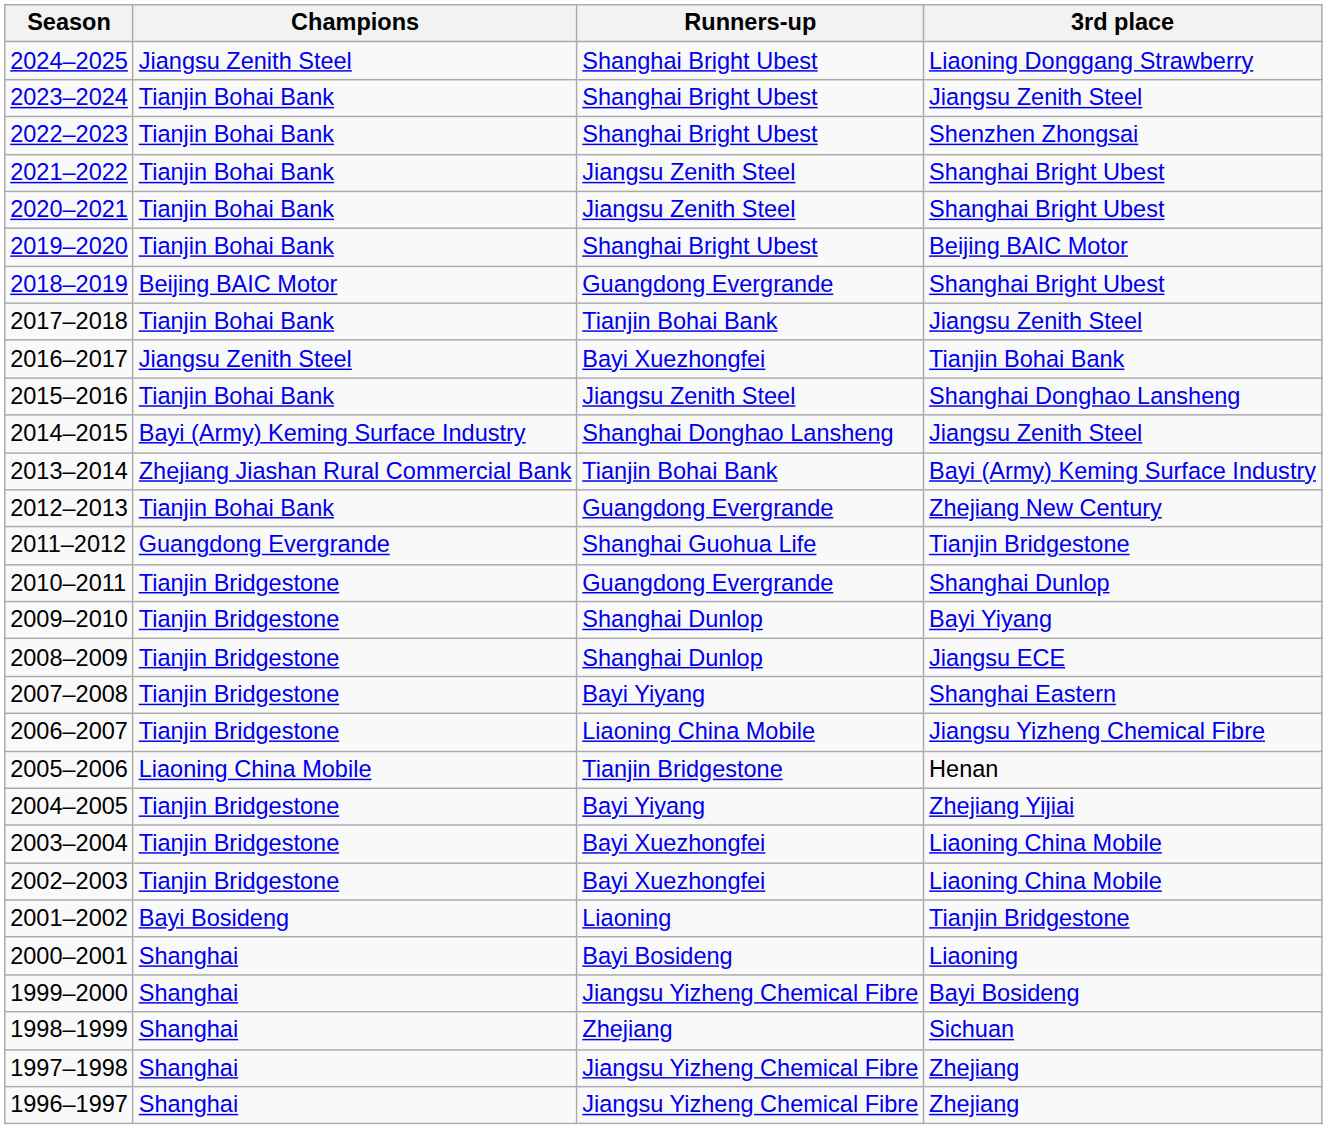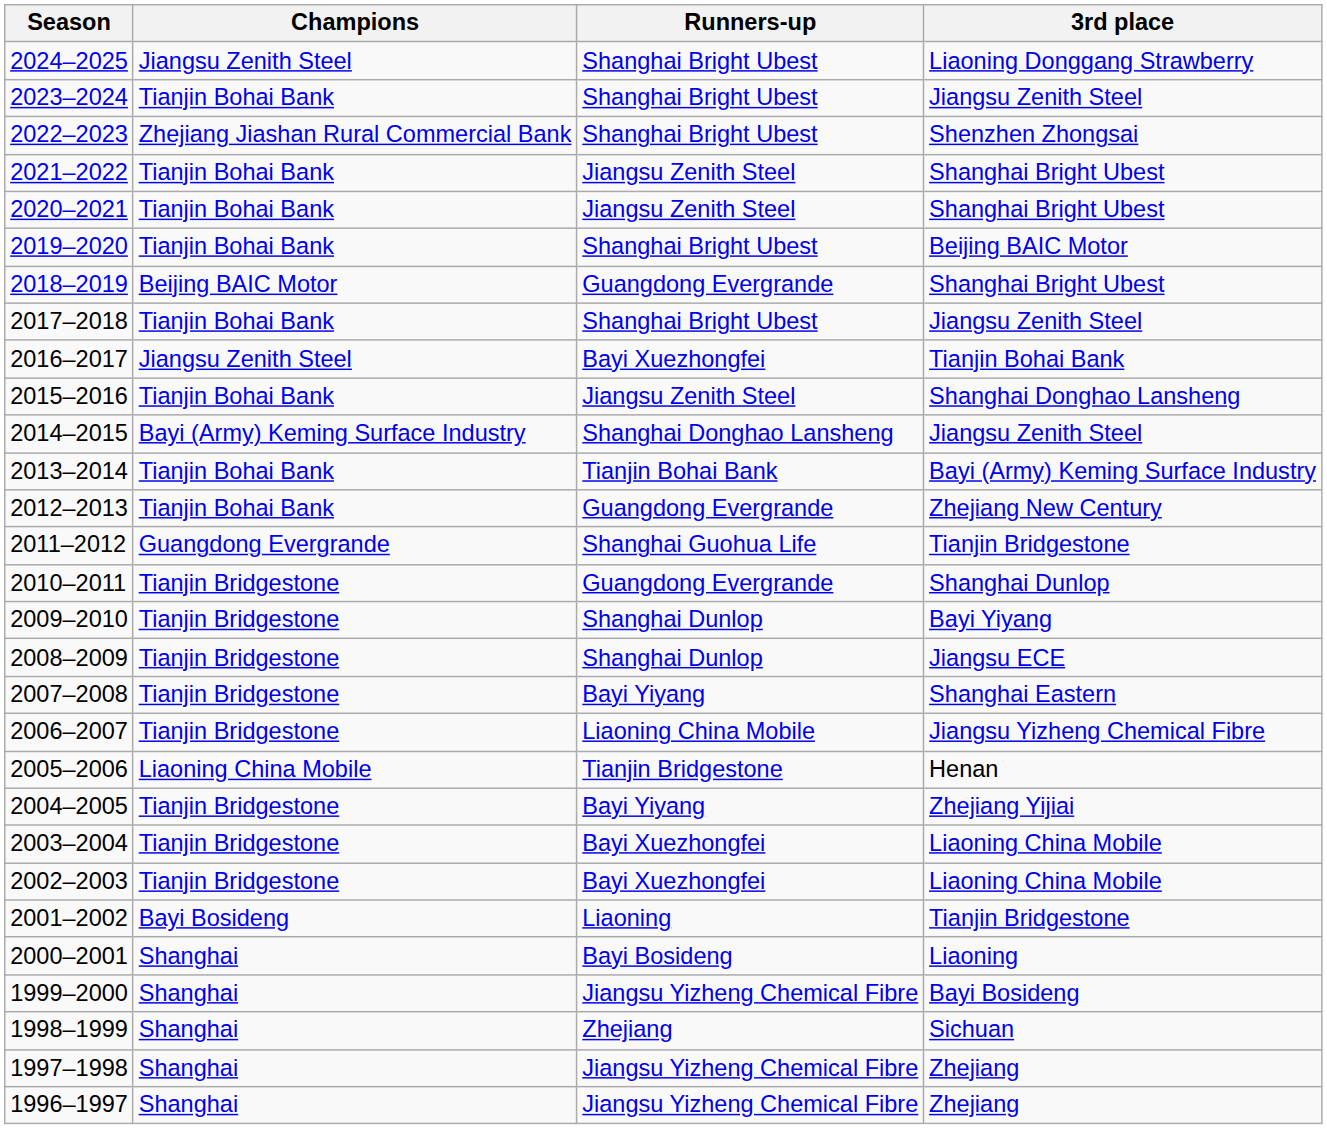(236, 135) Tianjin Bohai Bank -> (355, 135) Zhejiang Jiashan Rural Commercial Bank
(680, 321) Tianjin Bohai Bank -> (700, 321) Shanghai Bright Ubest
(355, 470) Zhejiang Jiashan Rural Commercial Bank -> (236, 470) Tianjin Bohai Bank
